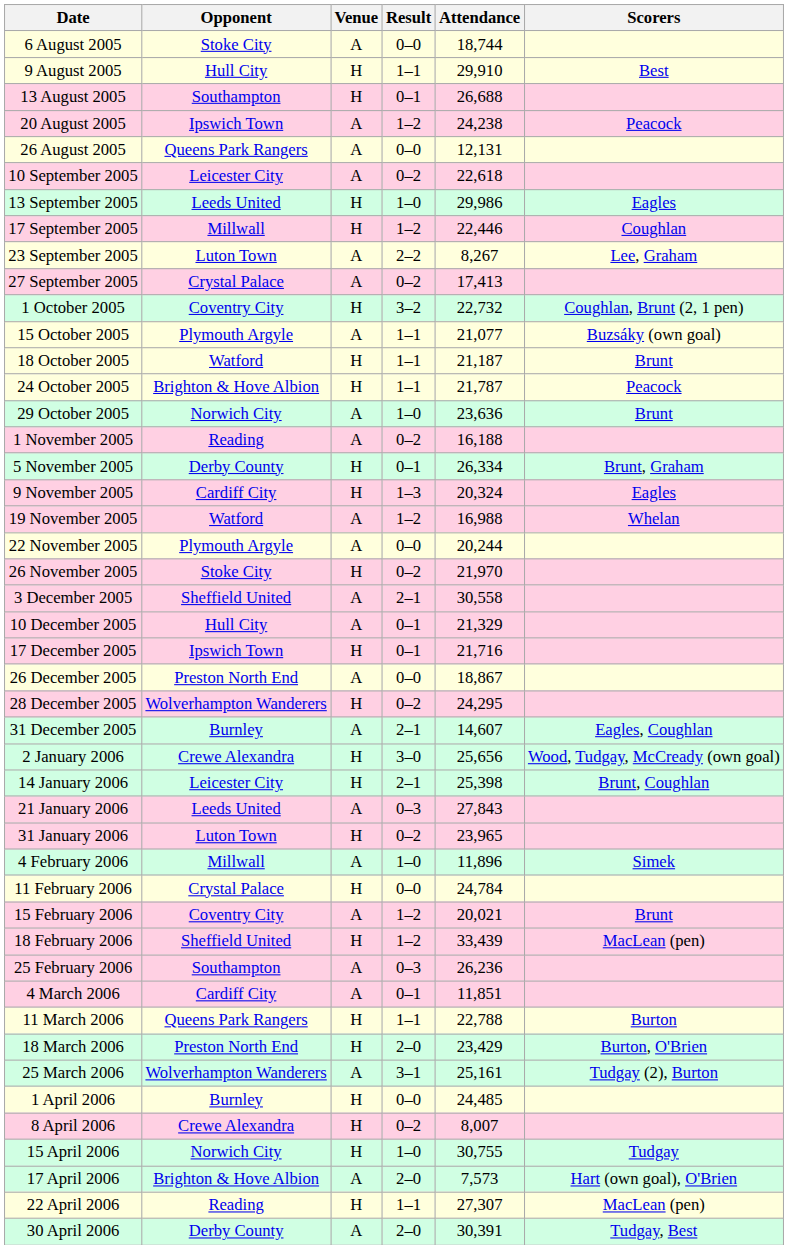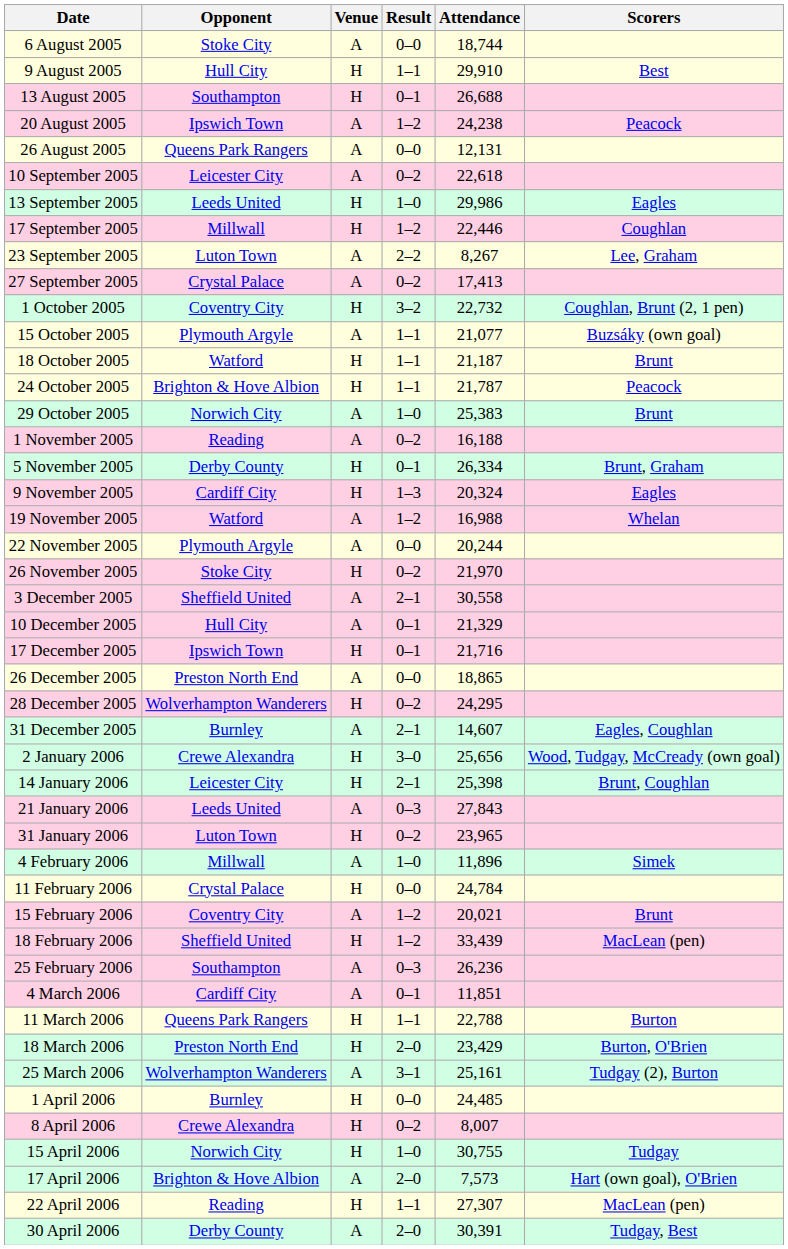(480, 413) 23,636 -> (480, 413) 25,383
(480, 677) 18,867 -> (480, 677) 18,865
